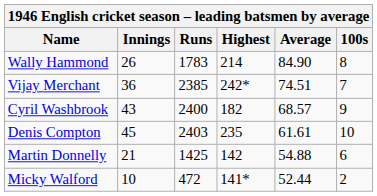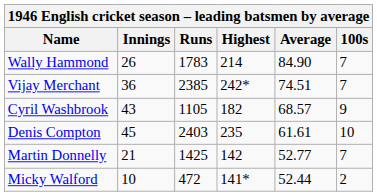(343, 62) 8 -> (343, 62) 7
(193, 109) 2400 -> (193, 109) 1105
(295, 156) 54.88 -> (295, 156) 52.77
(343, 156) 6 -> (343, 156) 7
